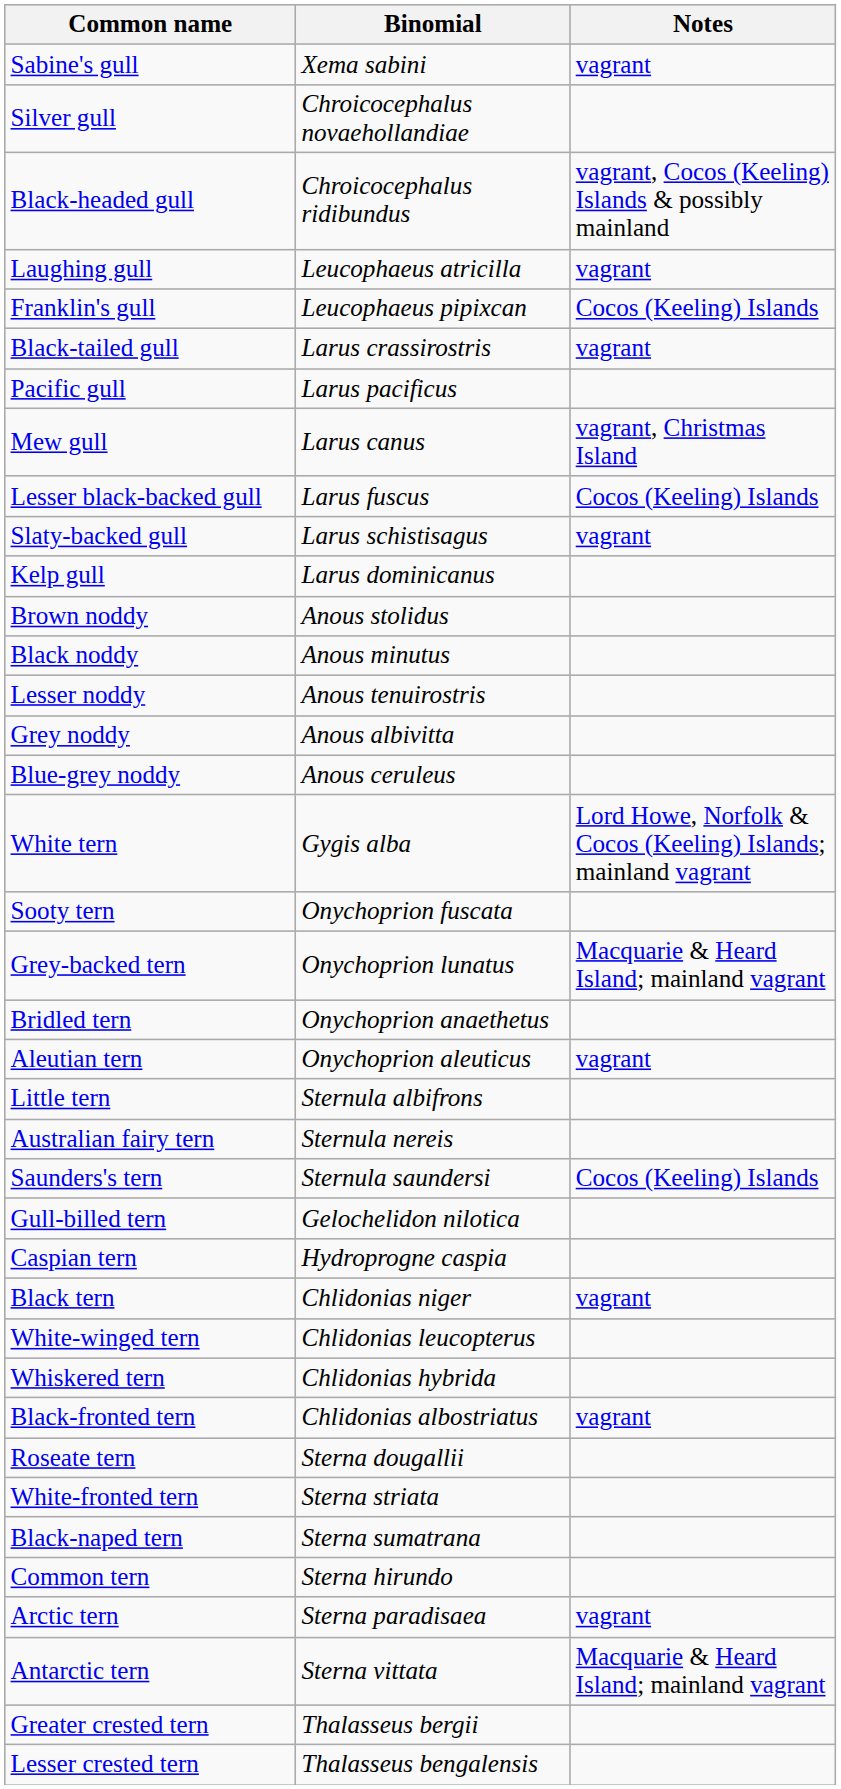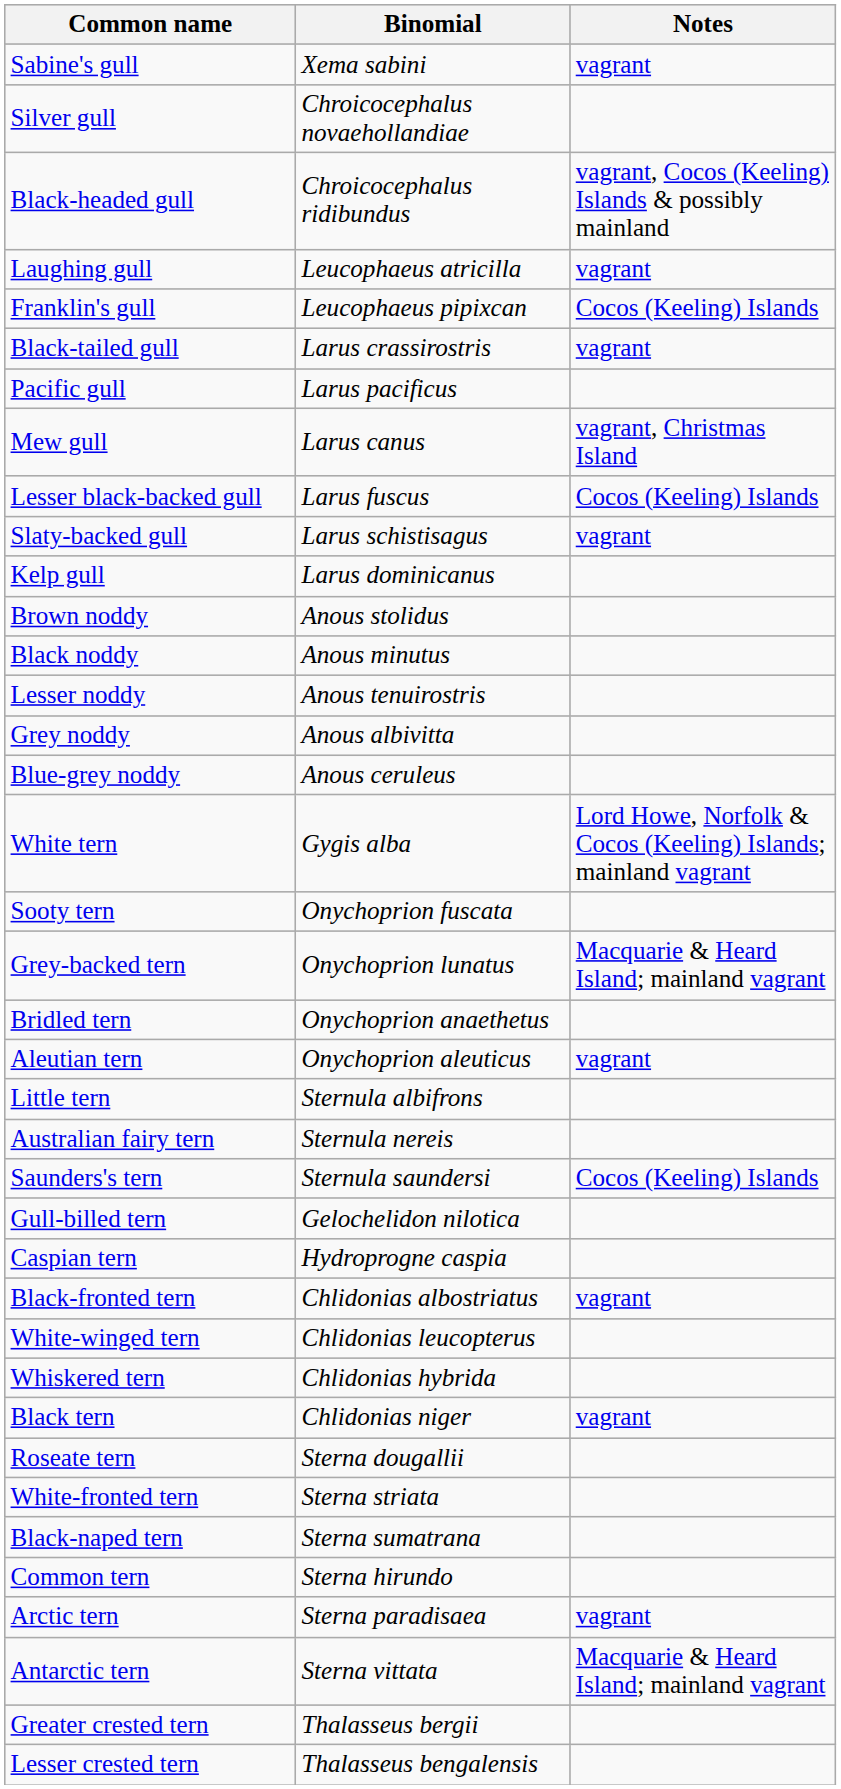rows swapped: (63, 1297) <-> (103, 1417)
